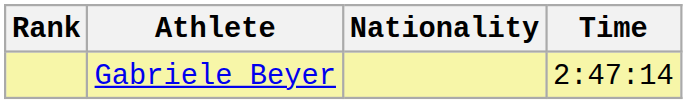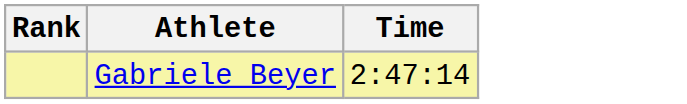- column: (444, 29)
